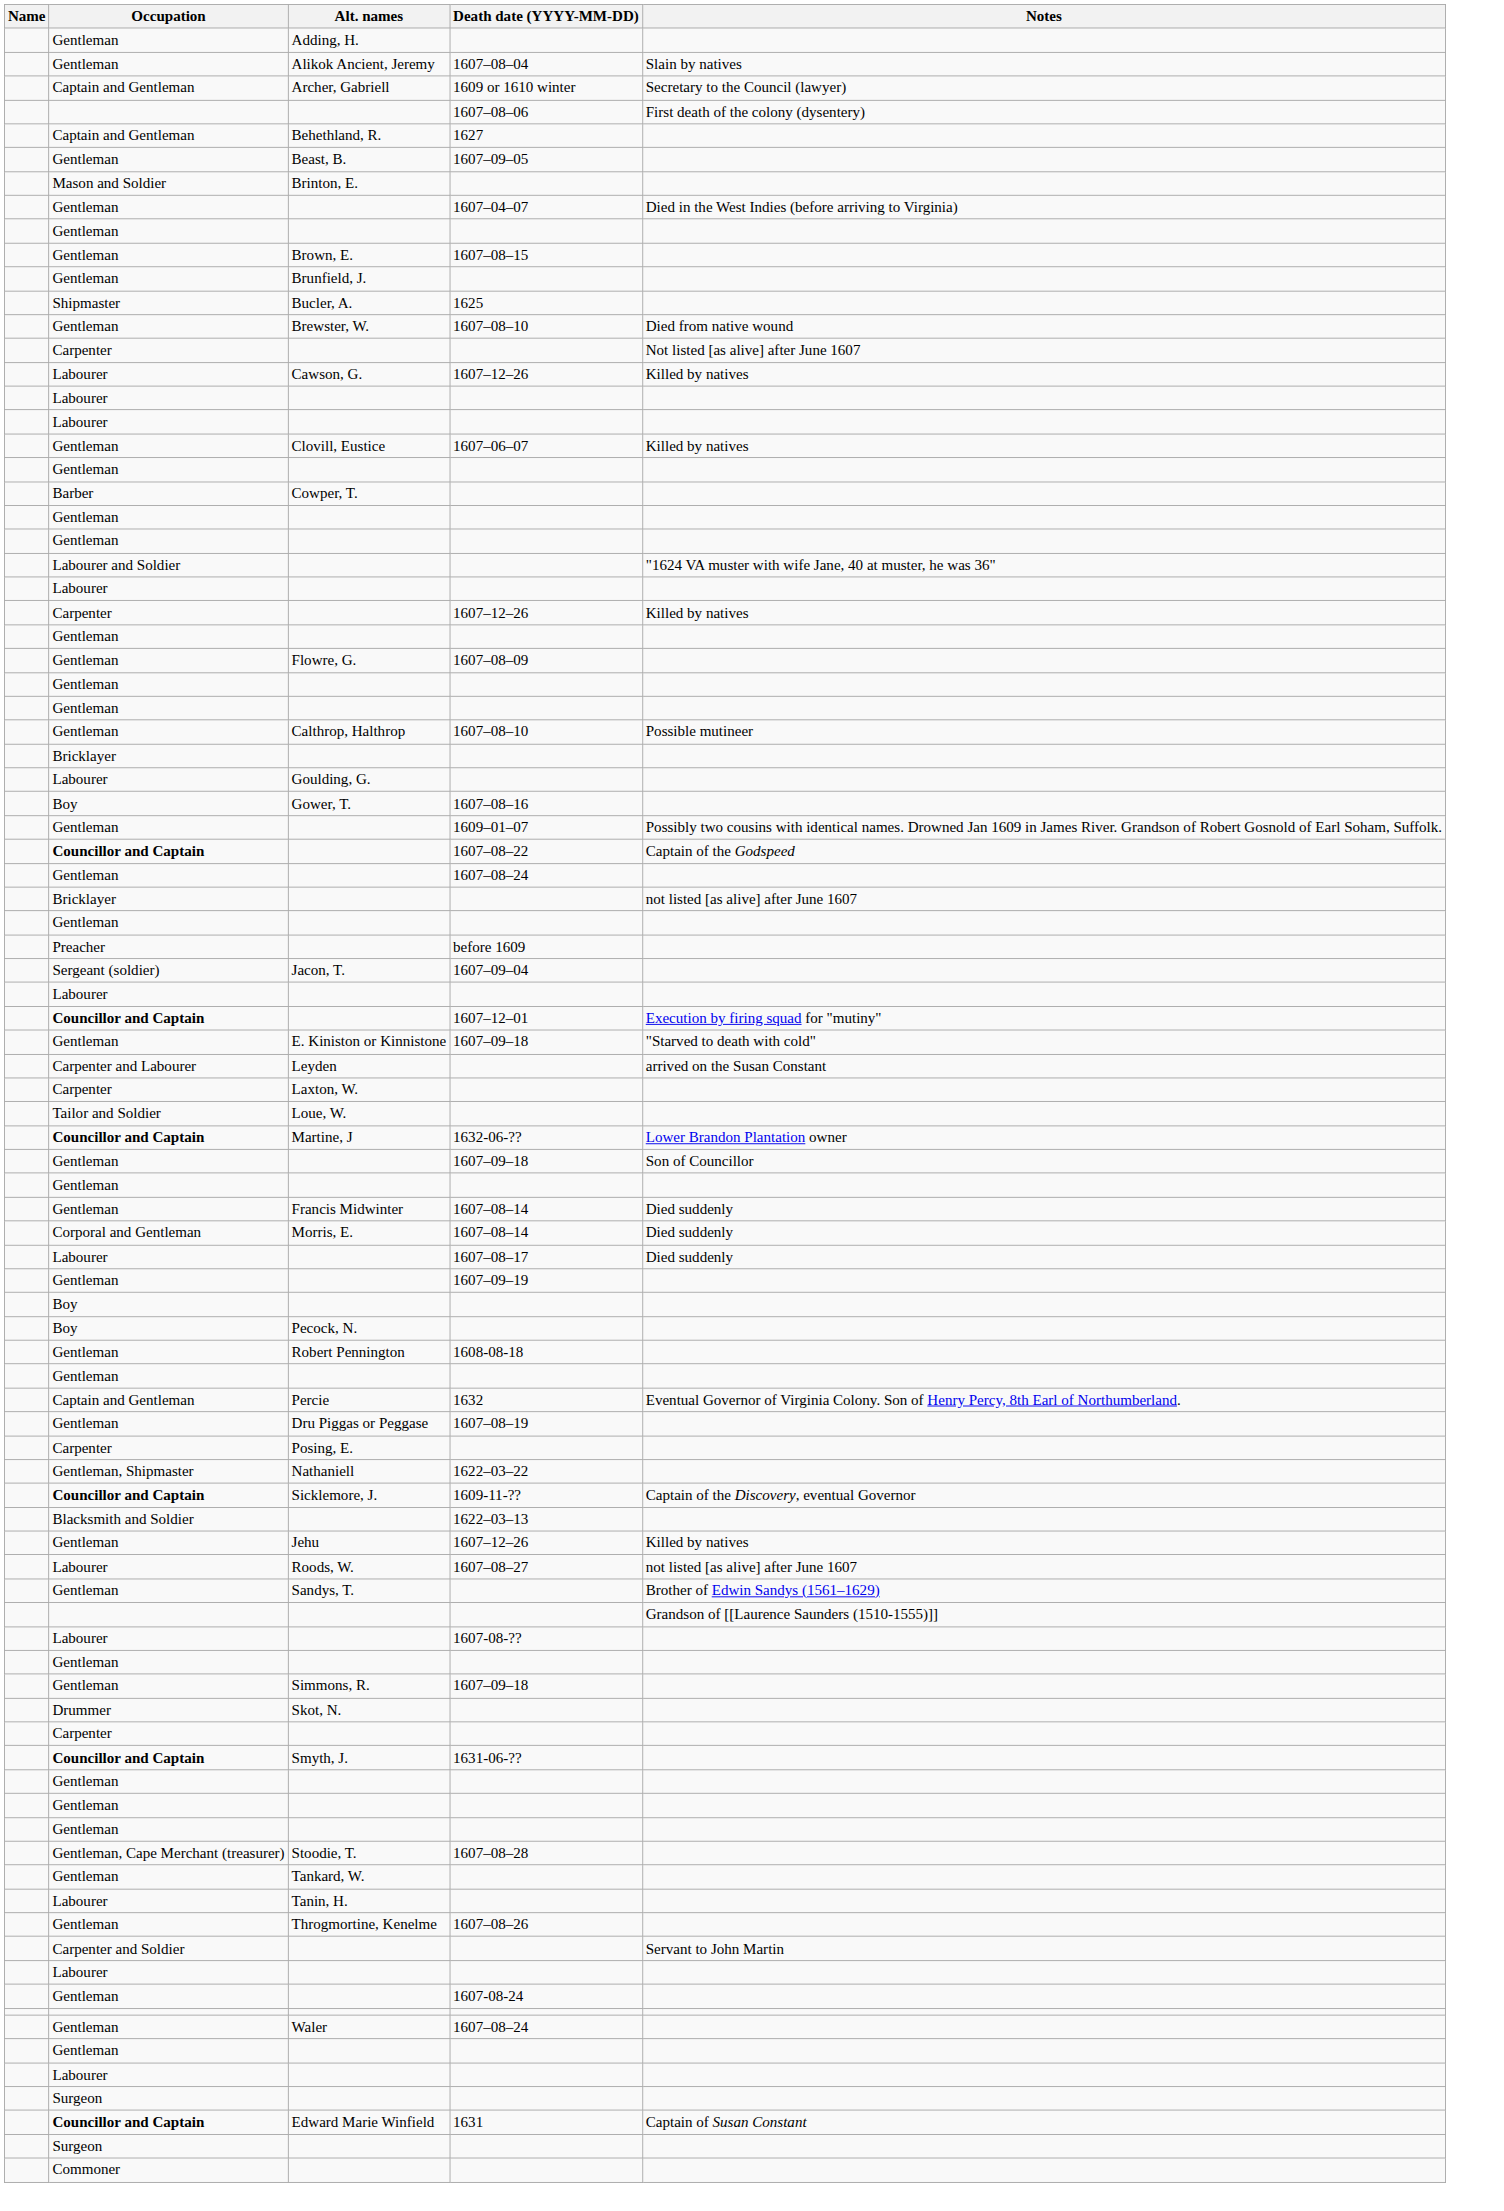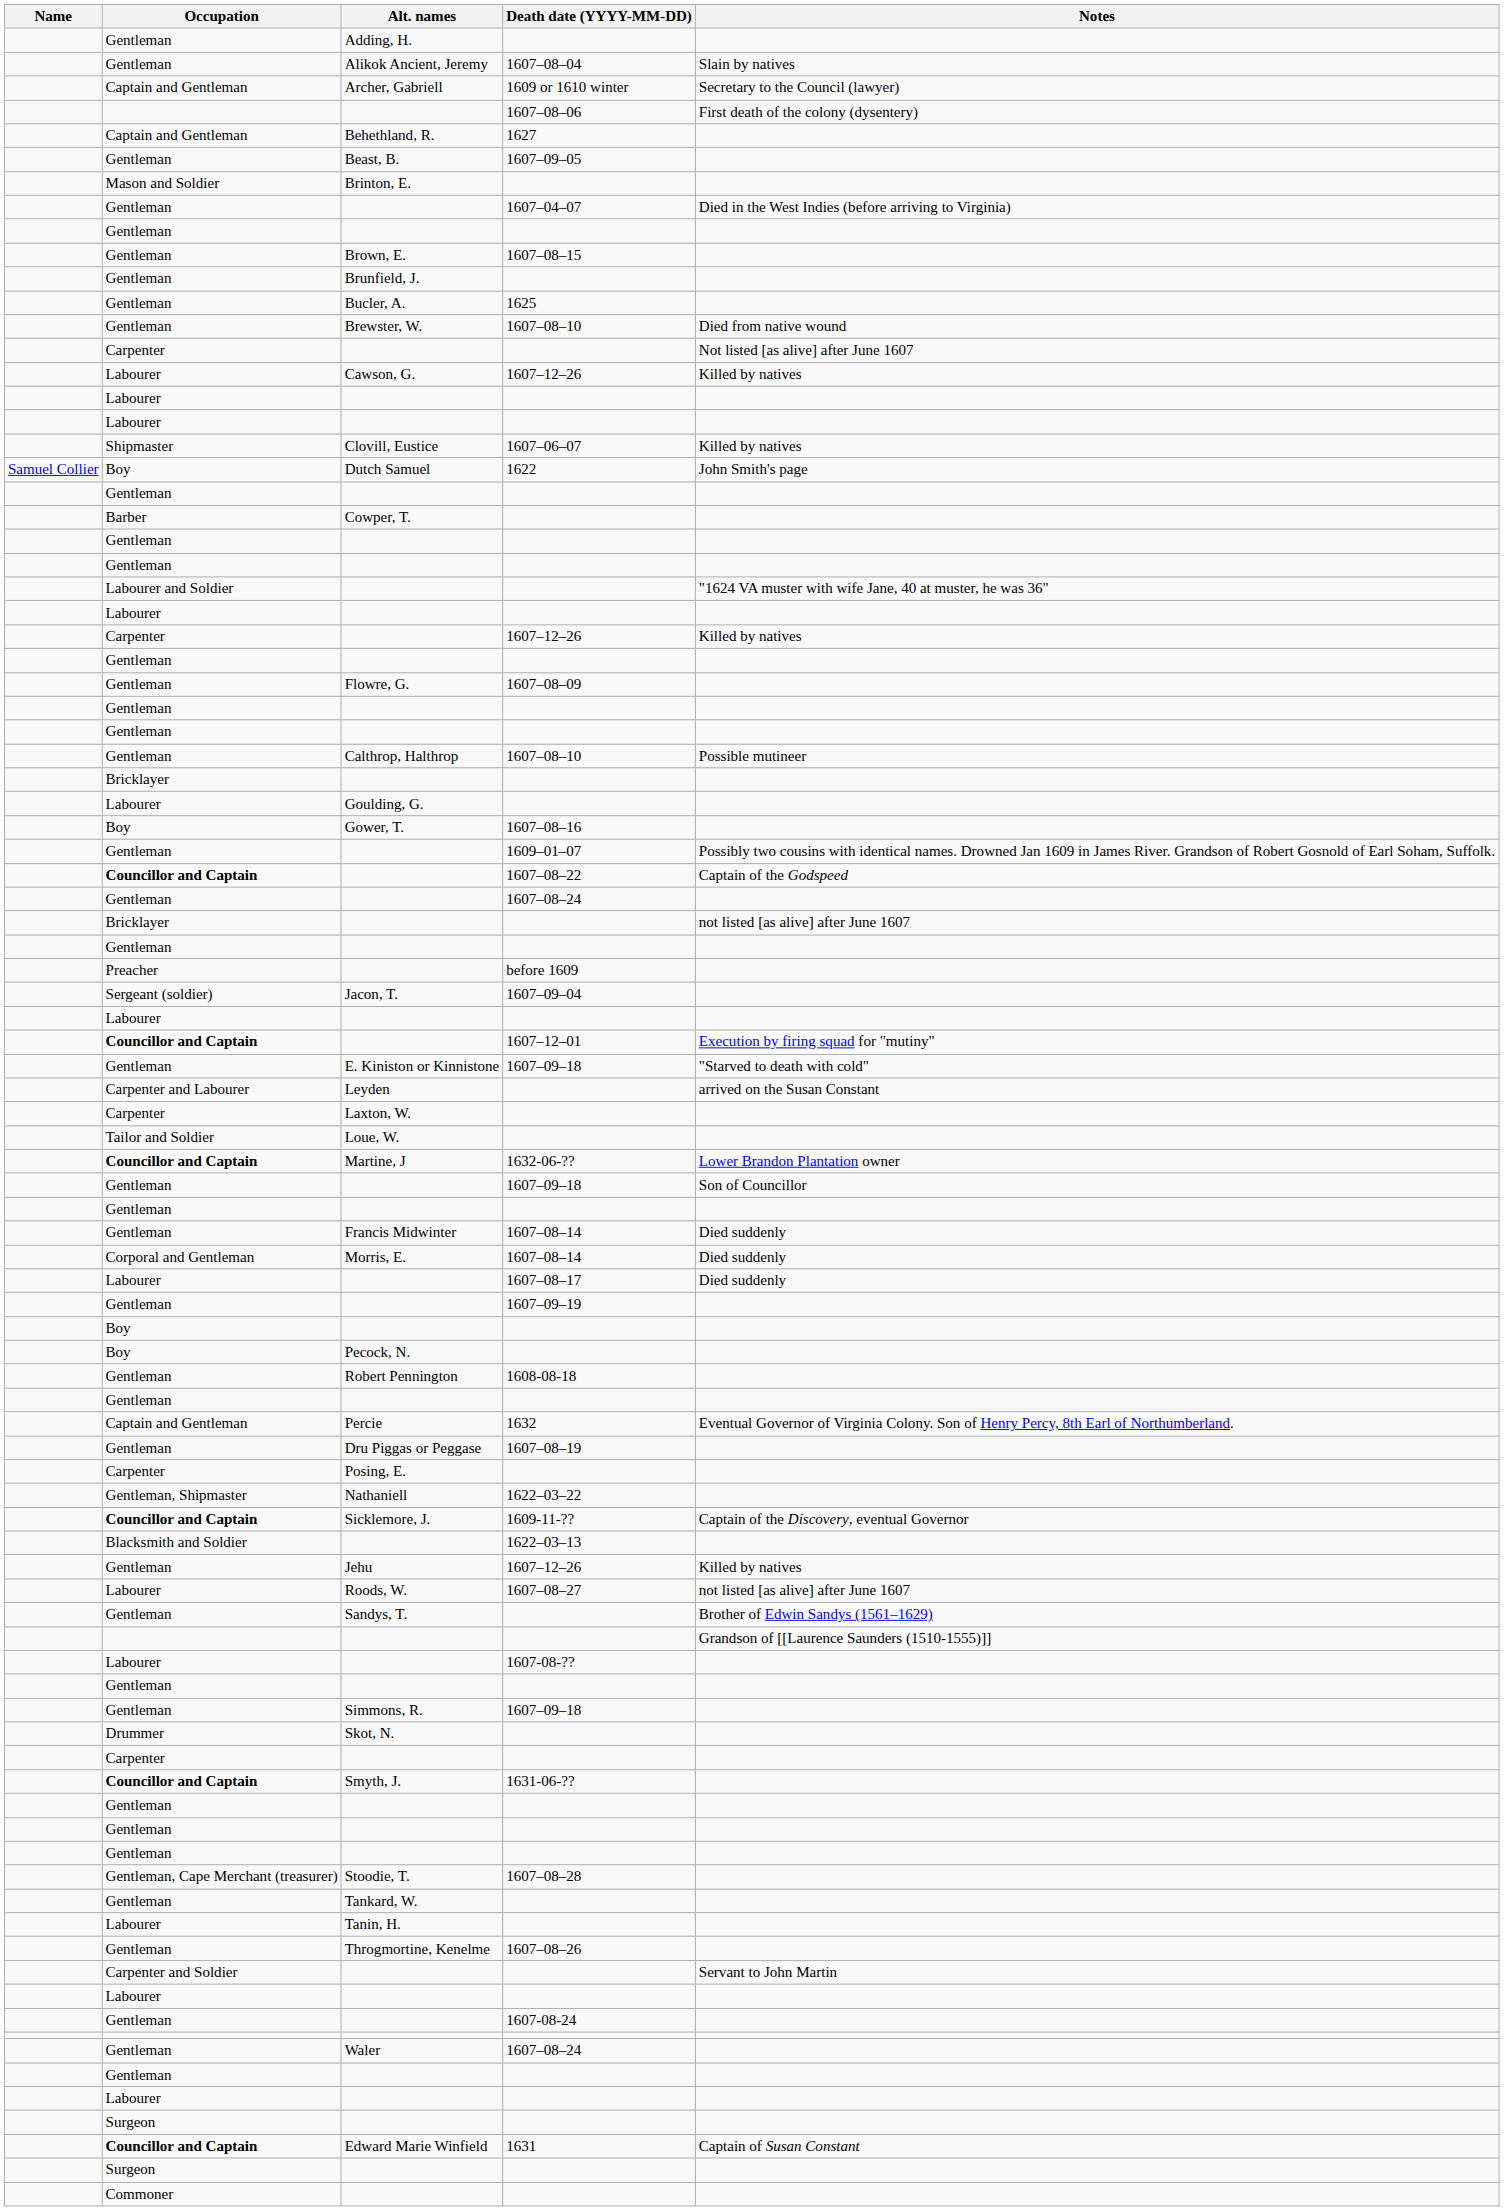(86, 302) Shipmaster -> (139, 302) Gentleman
(85, 445) Gentleman -> (139, 445) Shipmaster
+ row: (387, 469)
